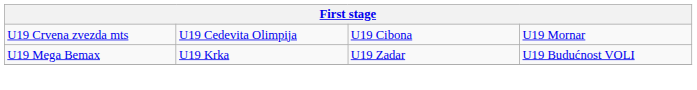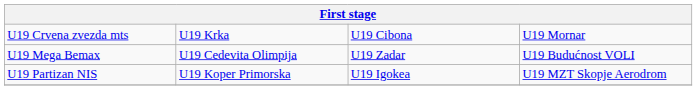(238, 34) U19 Cedevita Olimpija -> (204, 34) U19 Krka
(204, 54) U19 Krka -> (238, 54) U19 Cedevita Olimpija
+ row: (52, 74)
